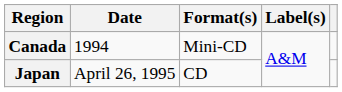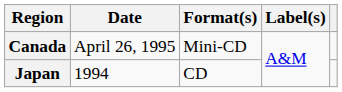(91, 45) 1994 -> (125, 45) April 26, 1995
(125, 73) April 26, 1995 -> (91, 73) 1994
